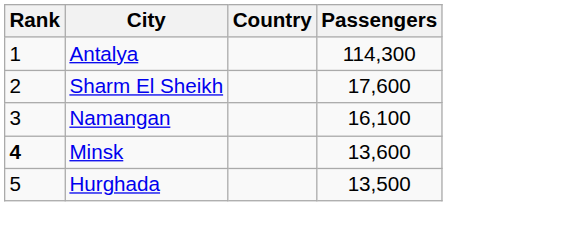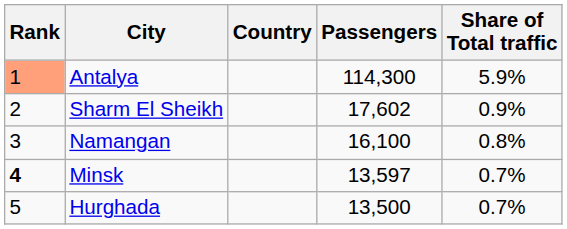+ column: (502, 32)
(15, 53) no background -> (15, 76) lightsalmon background
(379, 86) 17,600 -> (379, 109) 17,602
(379, 151) 13,600 -> (379, 175) 13,597
